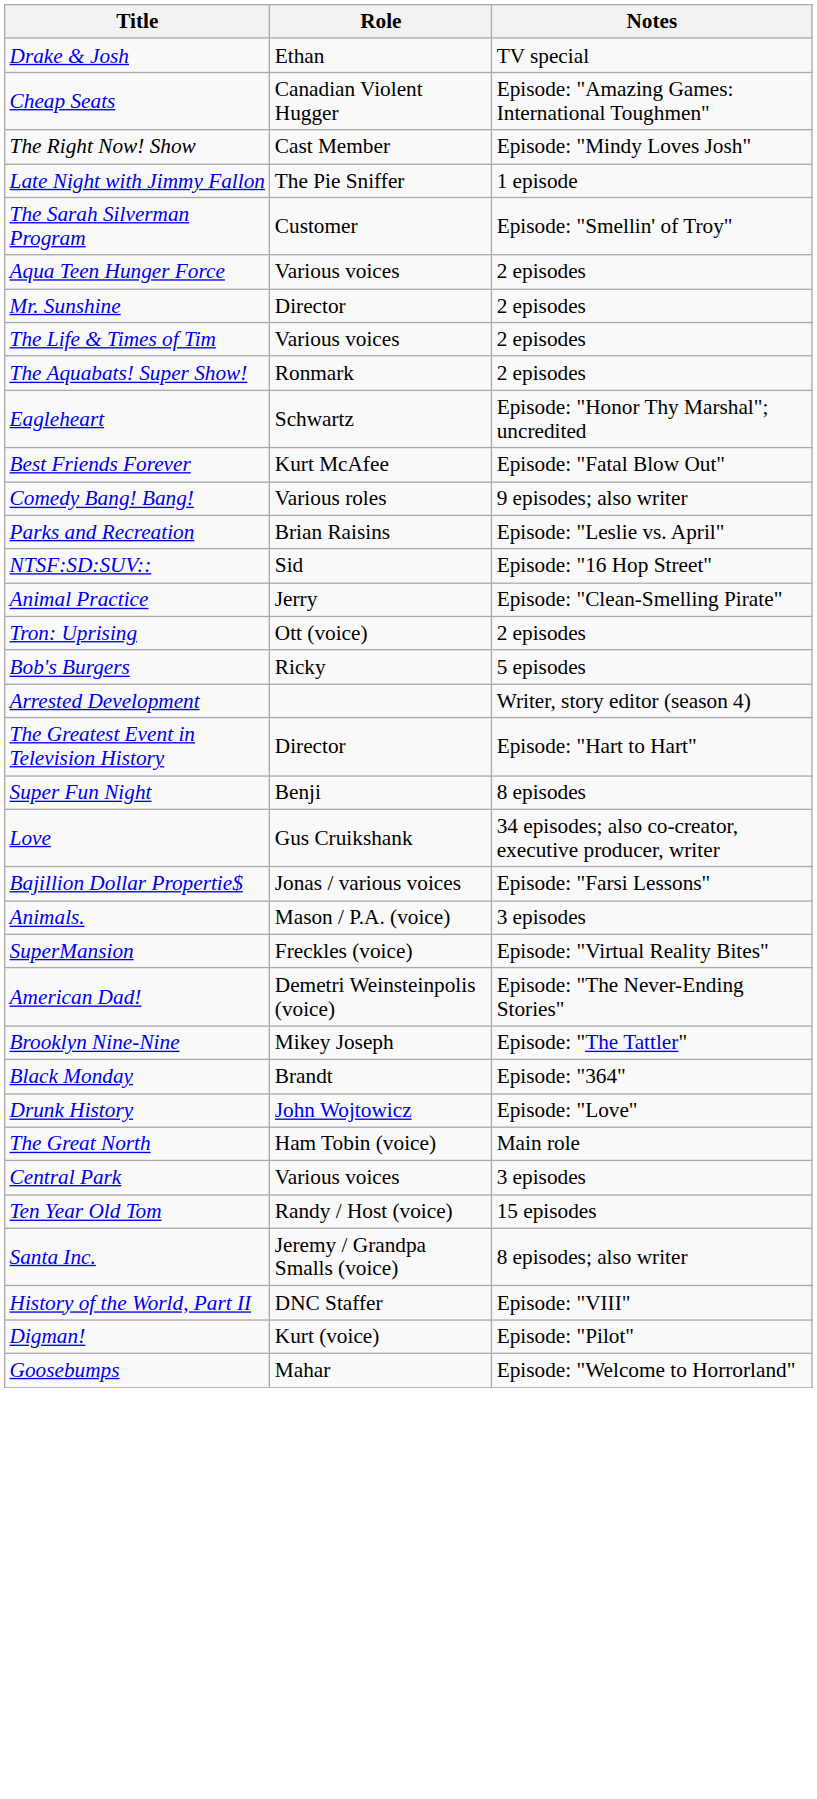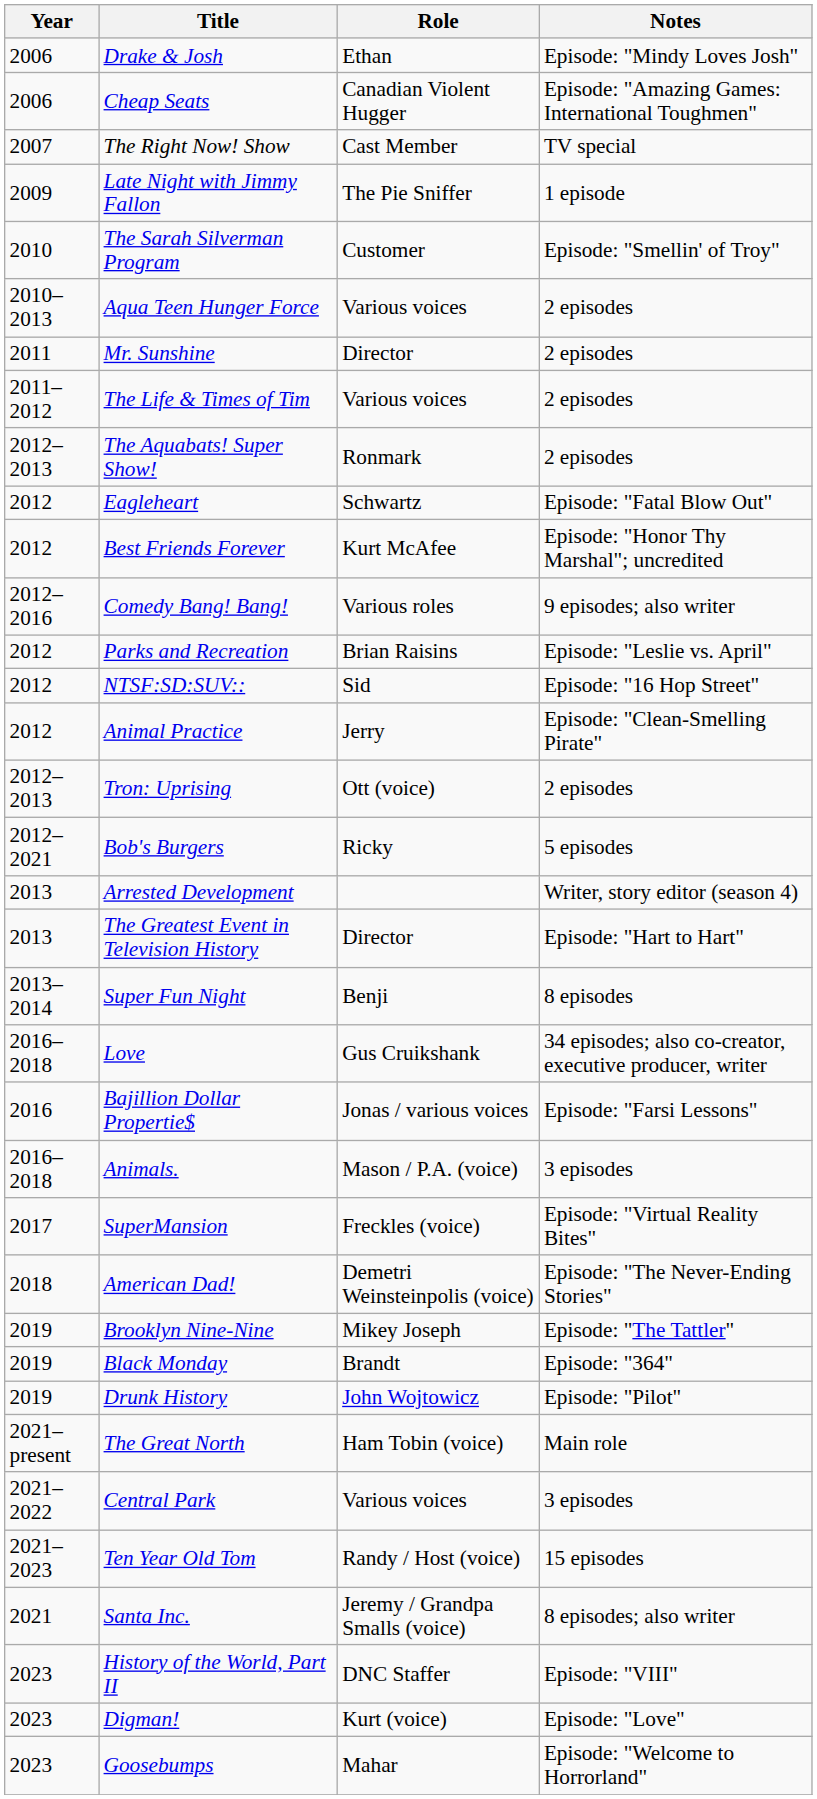+ column: (52, 21)
(543, 55) TV special -> (671, 55) Episode: "Mindy Loves Josh"
(624, 146) Episode: "Mindy Loves Josh" -> (590, 146) TV special
(633, 418) Episode: "Honor Thy Marshal"; uncredited -> (658, 502) Episode: "Fatal Blow Out"
(611, 464) Episode: "Fatal Blow Out" -> (635, 548) Episode: "Honor Thy Marshal"; uncredited
(567, 1109) Episode: "Love" -> (613, 1397) Episode: "Pilot"
(565, 1336) Episode: "Pilot" -> (614, 1719) Episode: "Love"
